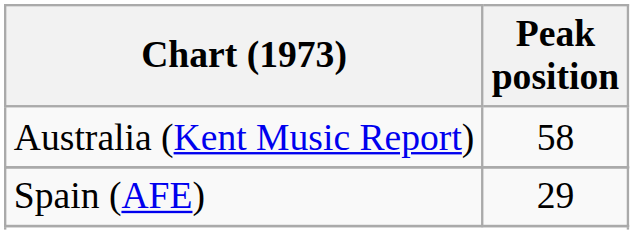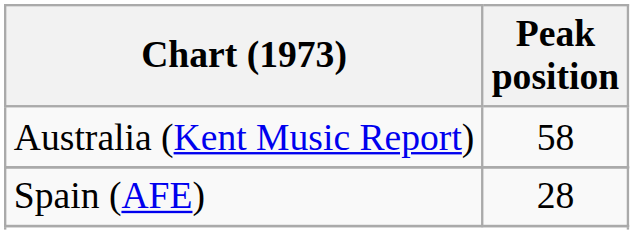(555, 195) 29 -> (555, 195) 28
